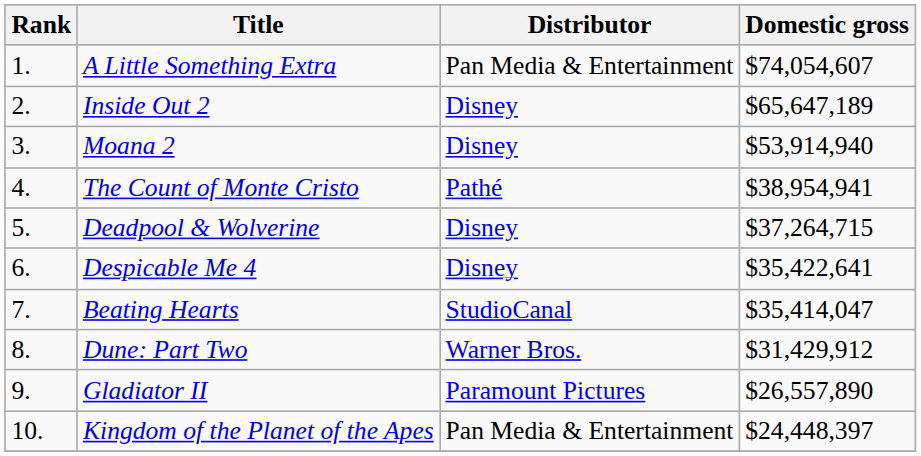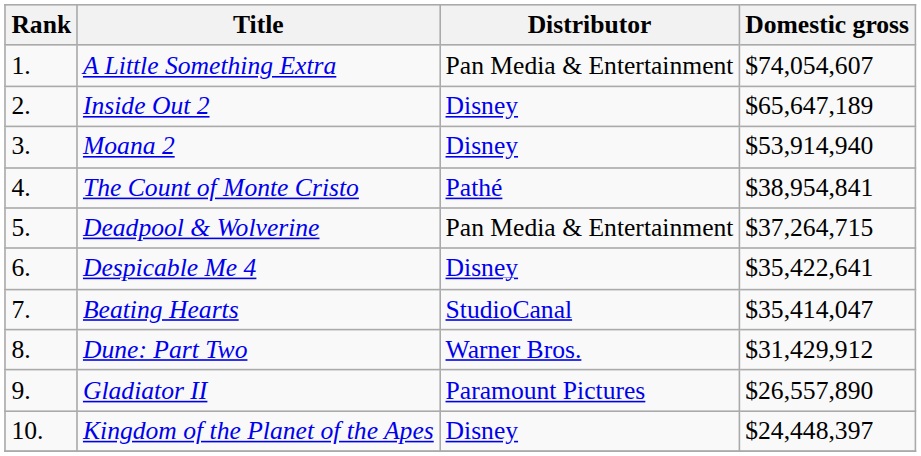(809, 187) $38,954,941 -> (809, 187) $38,954,841
(482, 227) Disney -> (589, 227) Pan Media & Entertainment
(589, 430) Pan Media & Entertainment -> (482, 430) Disney
